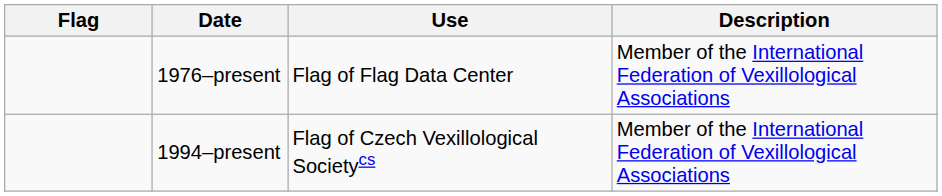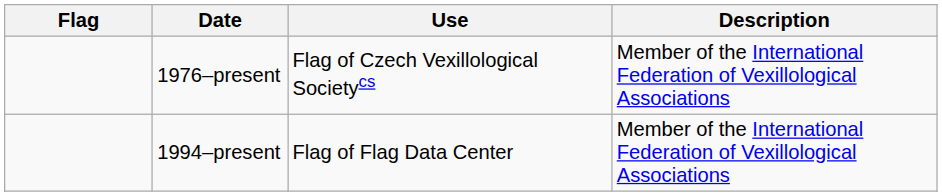(403, 75) Flag of Flag Data Center -> (415, 75) Flag of Czech Vexillological Societycs
(415, 152) Flag of Czech Vexillological Societycs -> (403, 152) Flag of Flag Data Center
